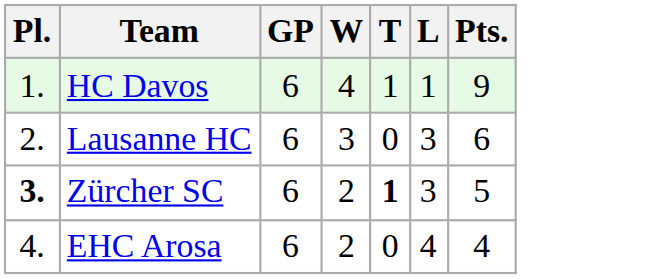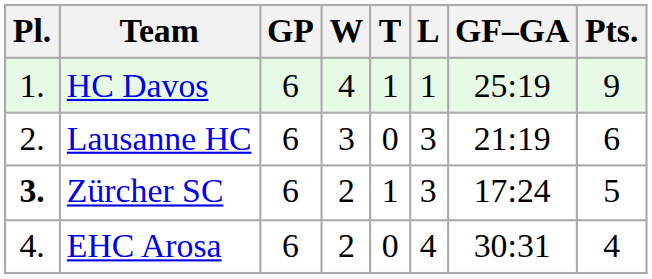+ column: (512, 31)
(390, 191) bold -> (390, 191) normal
